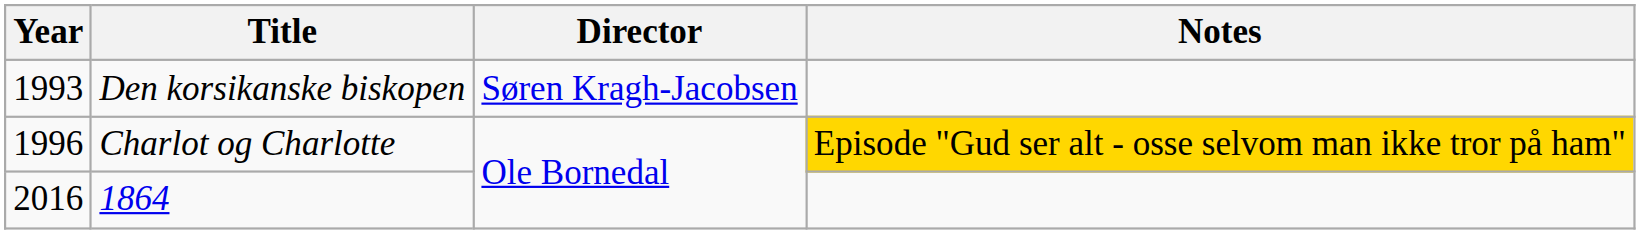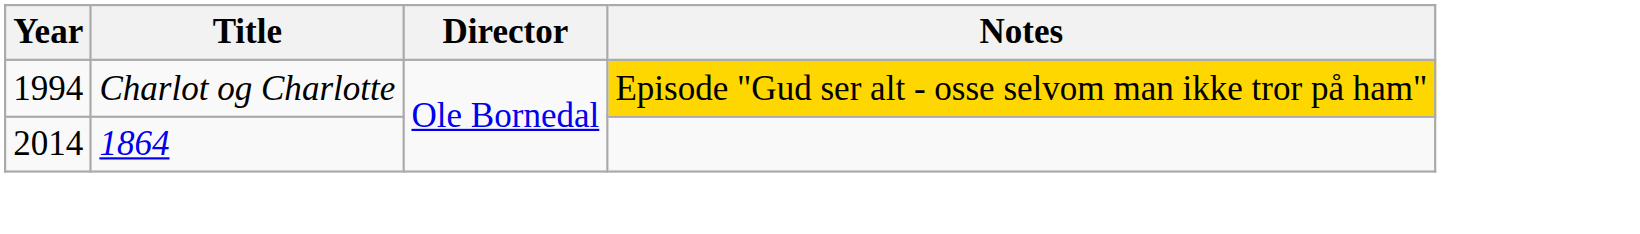- row: (282, 87)
(48, 143) 1996 -> (48, 87) 1994
(48, 198) 2016 -> (48, 143) 2014
